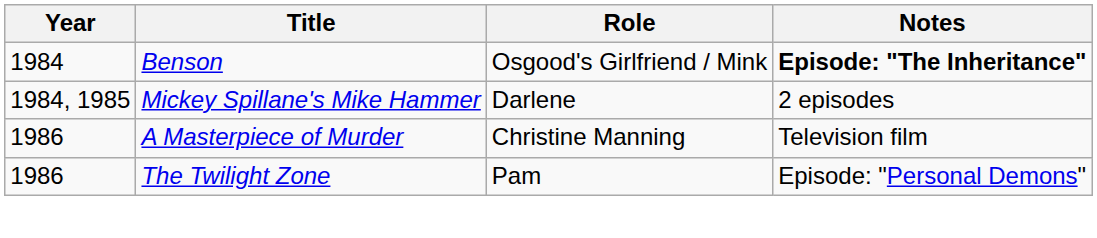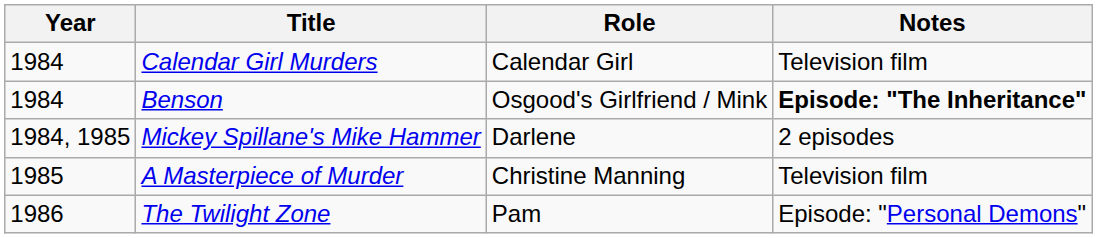+ row: (260, 61)
(37, 137) 1986 -> (37, 175) 1985
